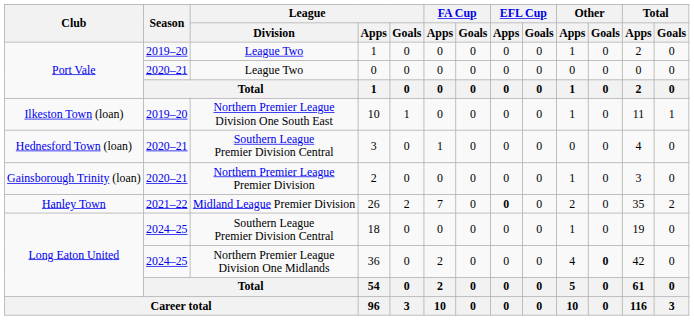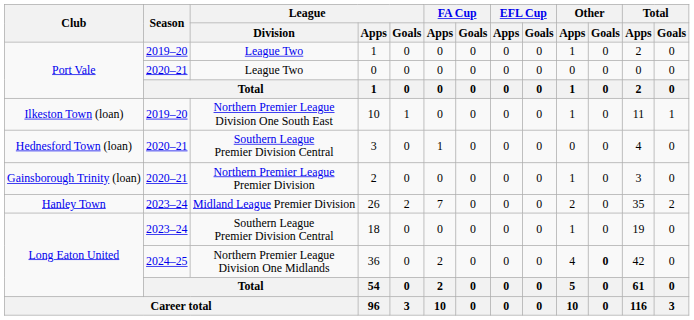(167, 204) 2021–22 -> (167, 204) 2023–24
(506, 204) bold -> (506, 204) normal
(167, 229) 2024–25 -> (167, 229) 2023–24
